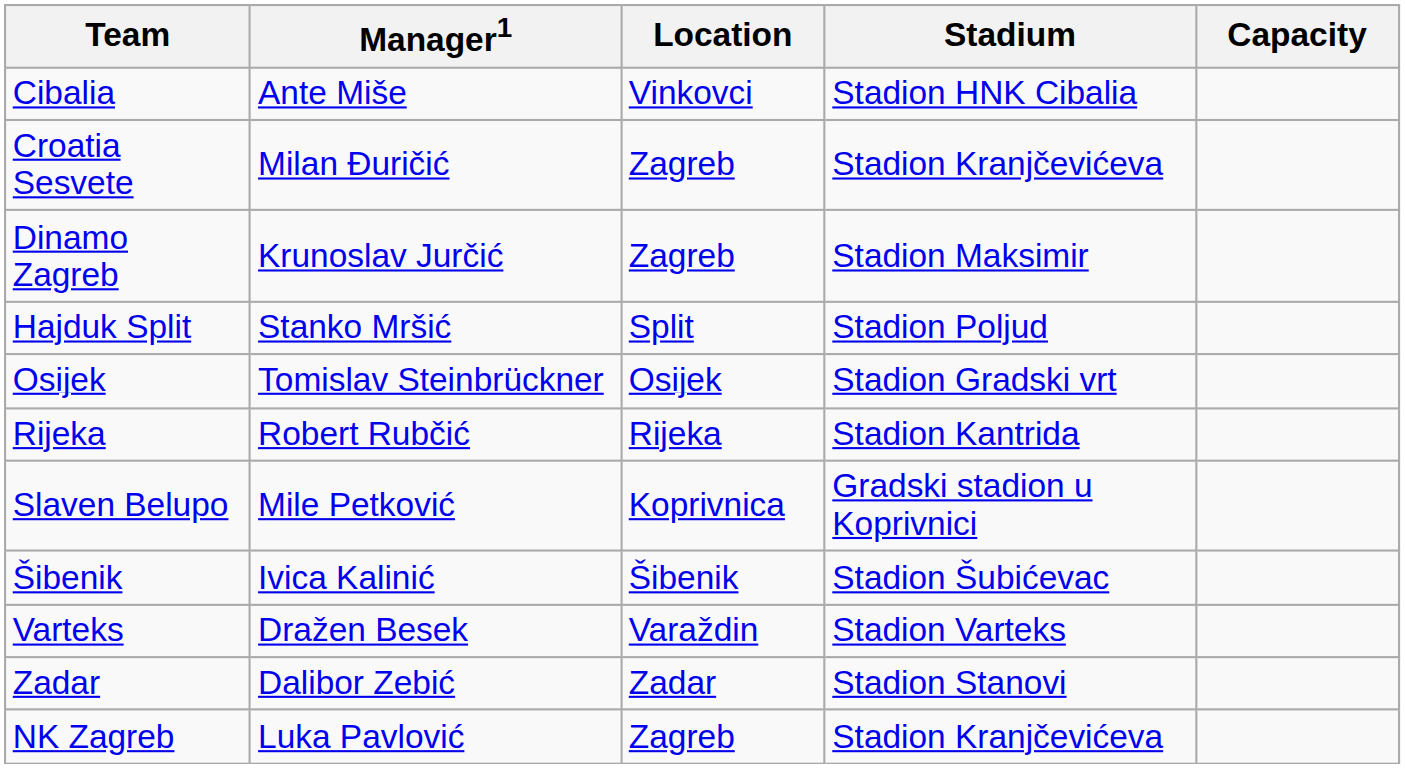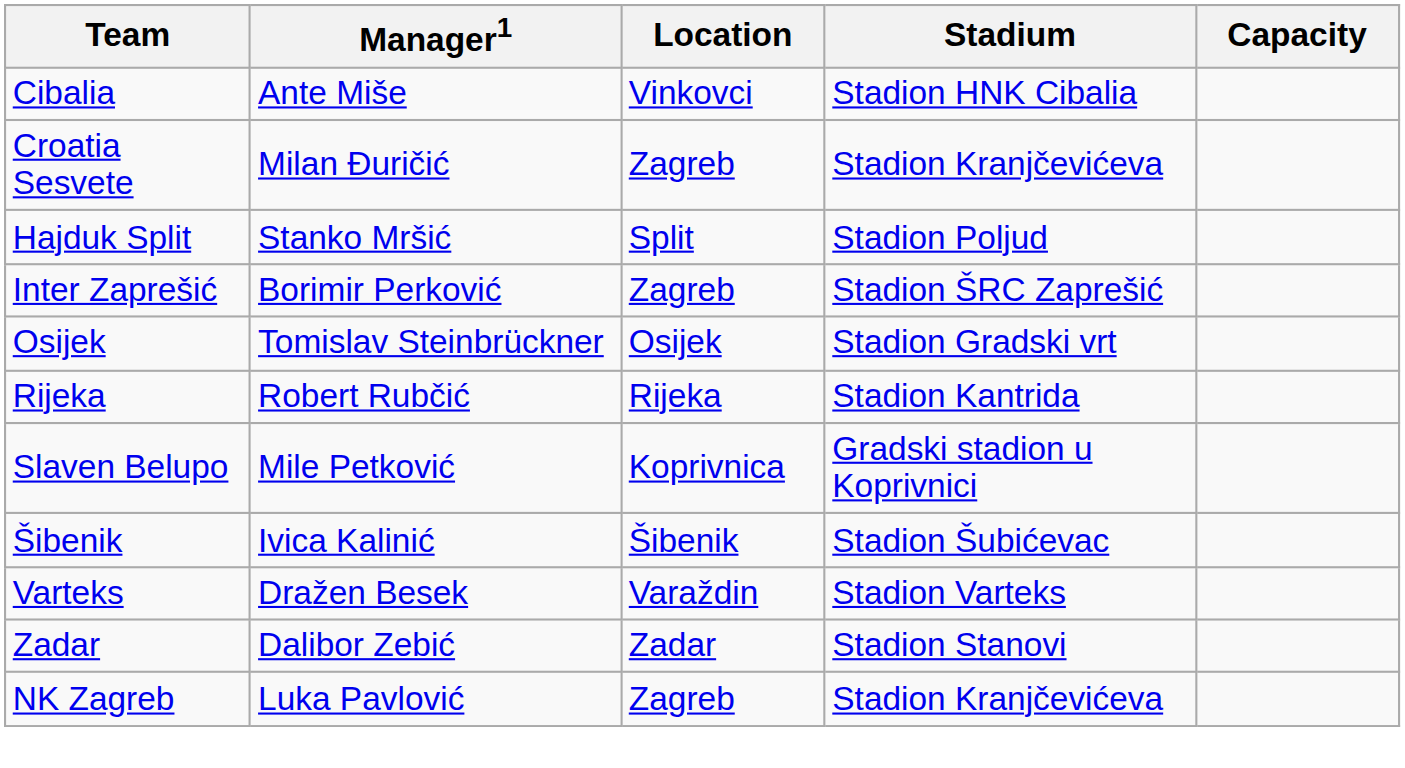- row: (70, 255)
+ row: (115, 289)
